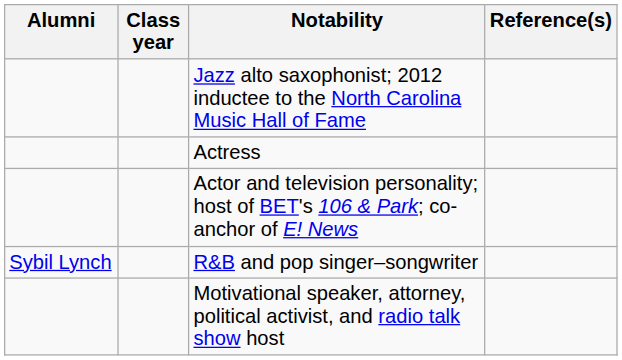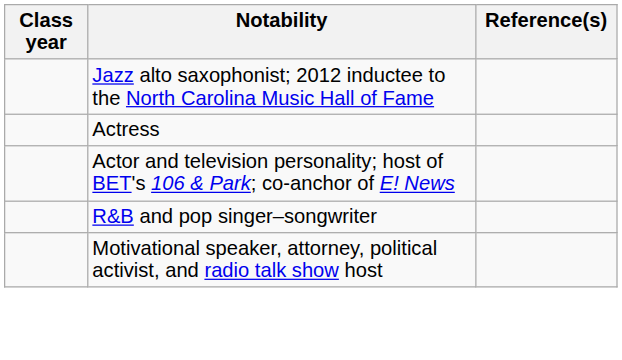- column: (61, 20)
